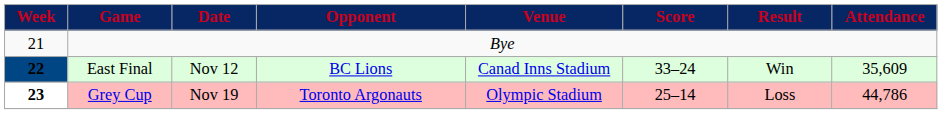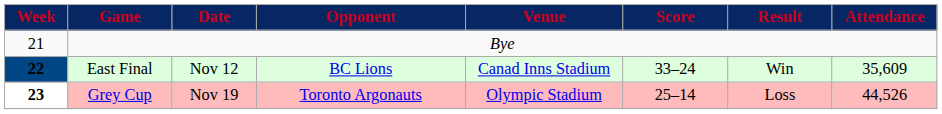(885, 95) 44,786 -> (885, 95) 44,526
